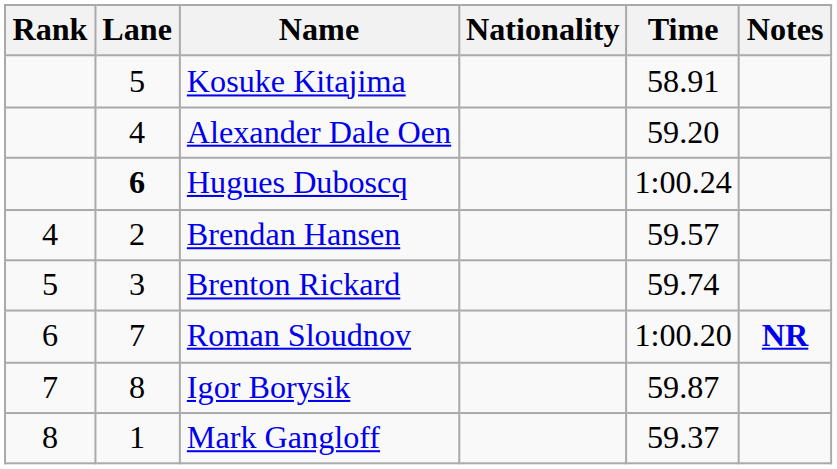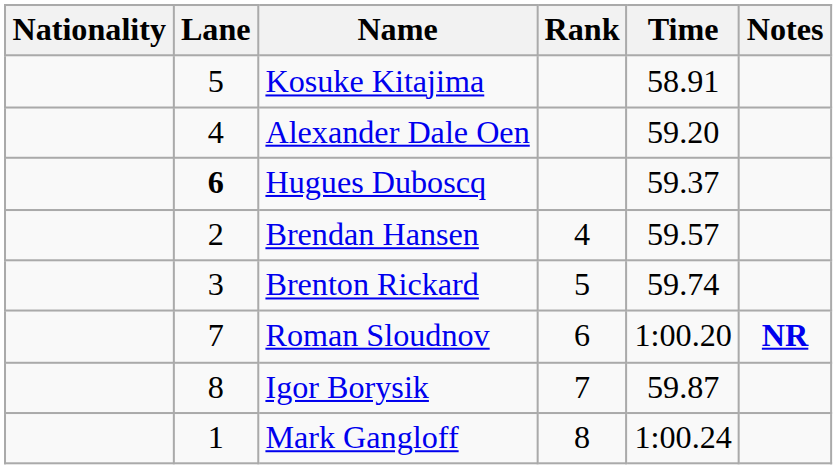columns swapped: (50, 30) <-> (543, 30)
(683, 183) 1:00.24 -> (683, 183) 59.37
(683, 438) 59.37 -> (683, 438) 1:00.24
